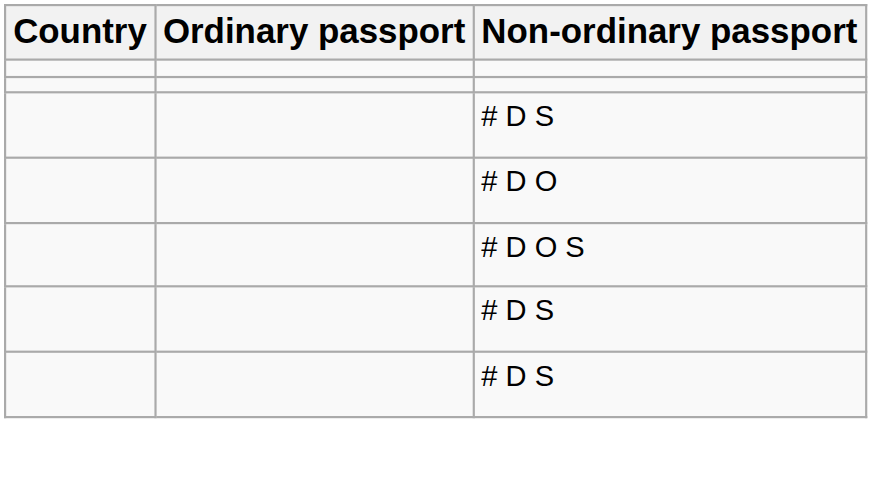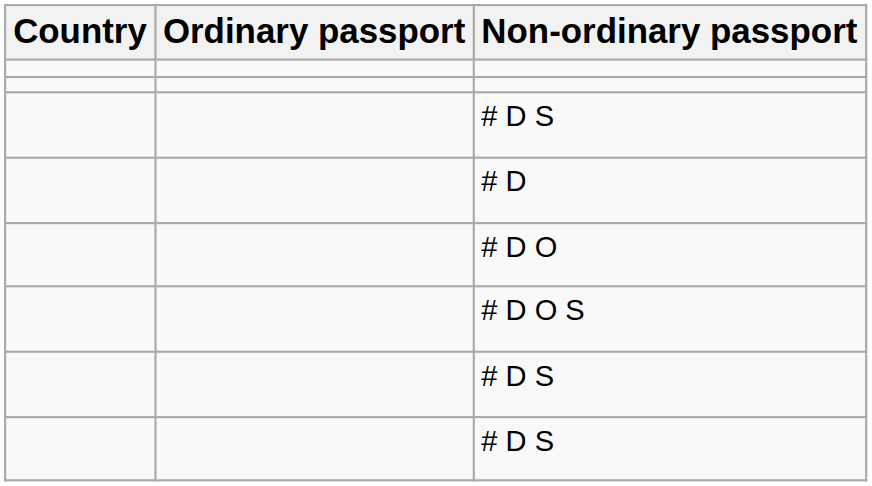+ row: (80, 190)
